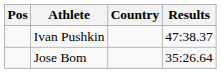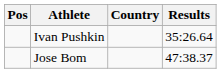(189, 36) 47:38.37 -> (189, 36) 35:26.64
(189, 57) 35:26.64 -> (189, 57) 47:38.37
